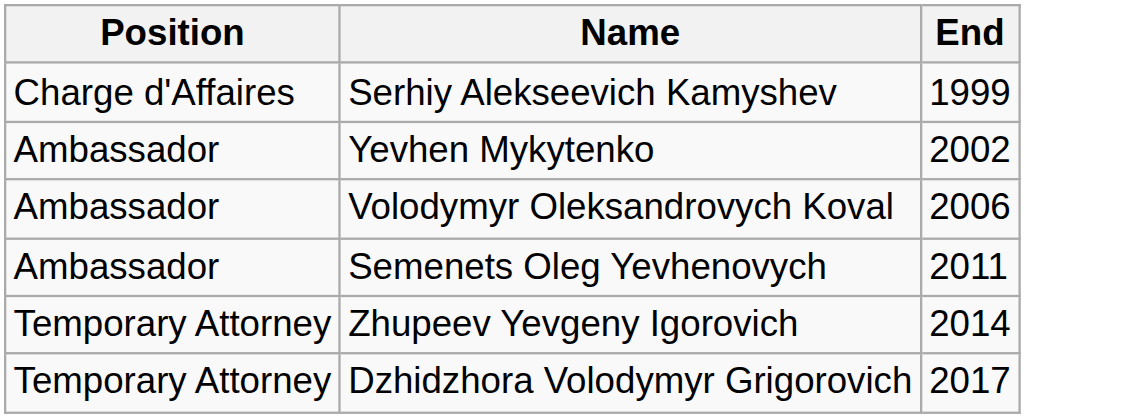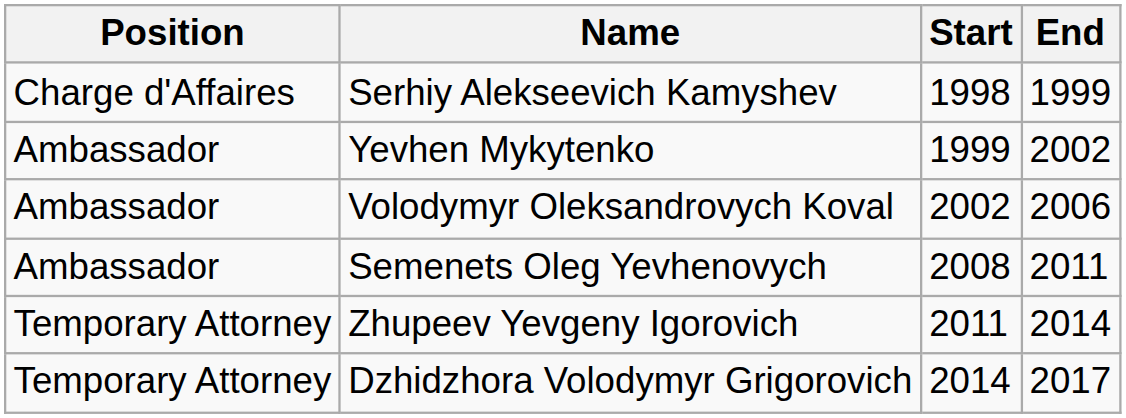+ column: (971, 33)
